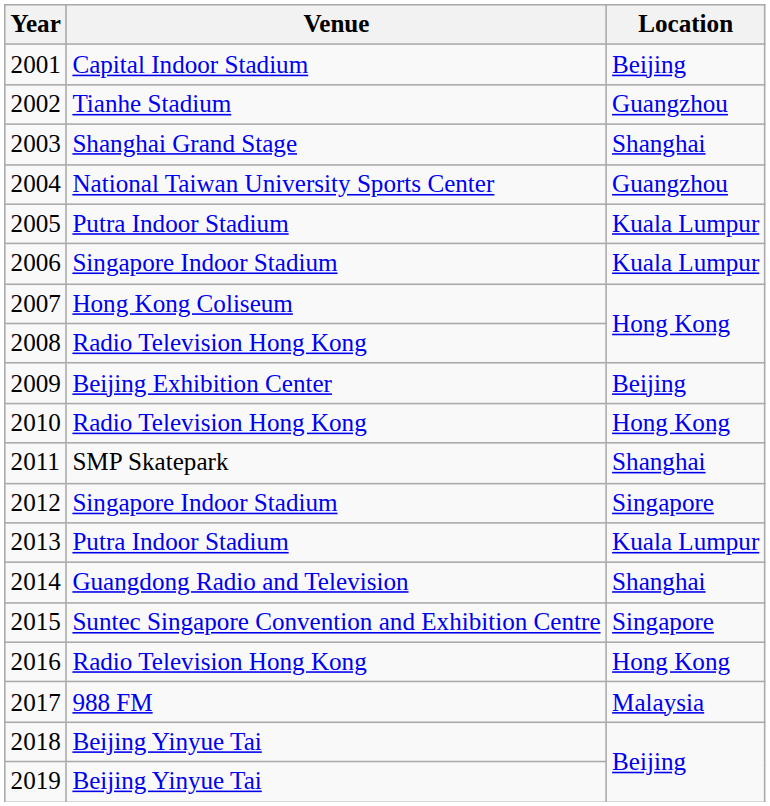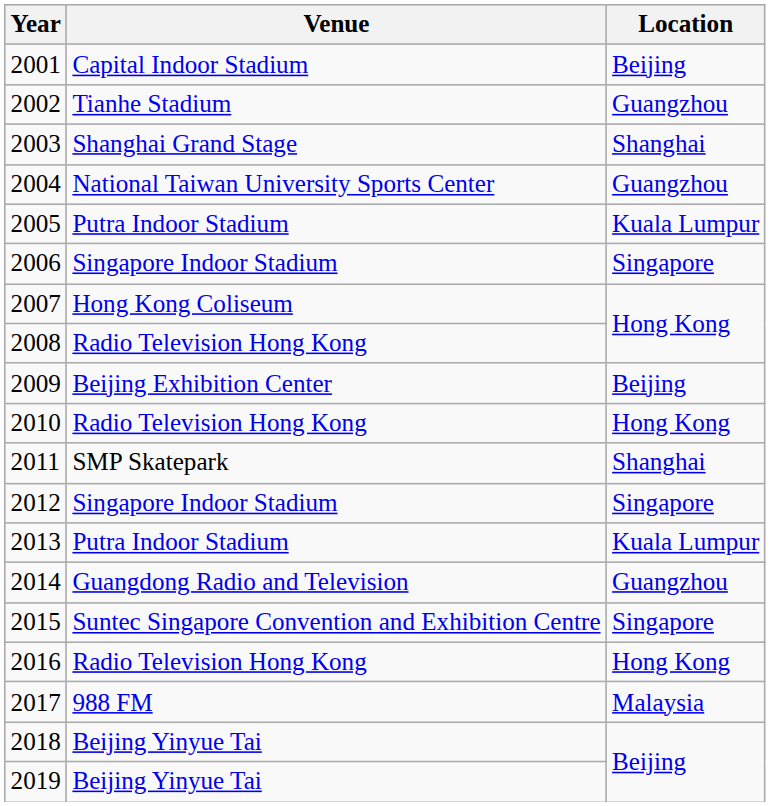(686, 263) Kuala Lumpur -> (663, 263) Singapore
(659, 582) Shanghai -> (670, 582) Guangzhou
